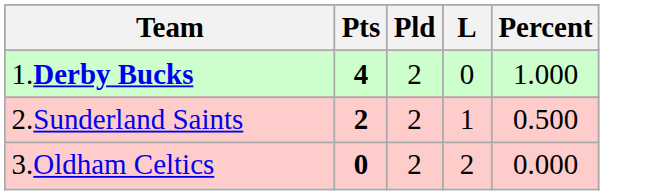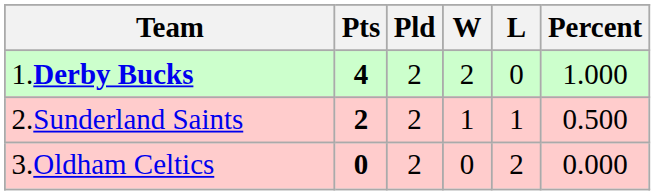+ column: (467, 27)
